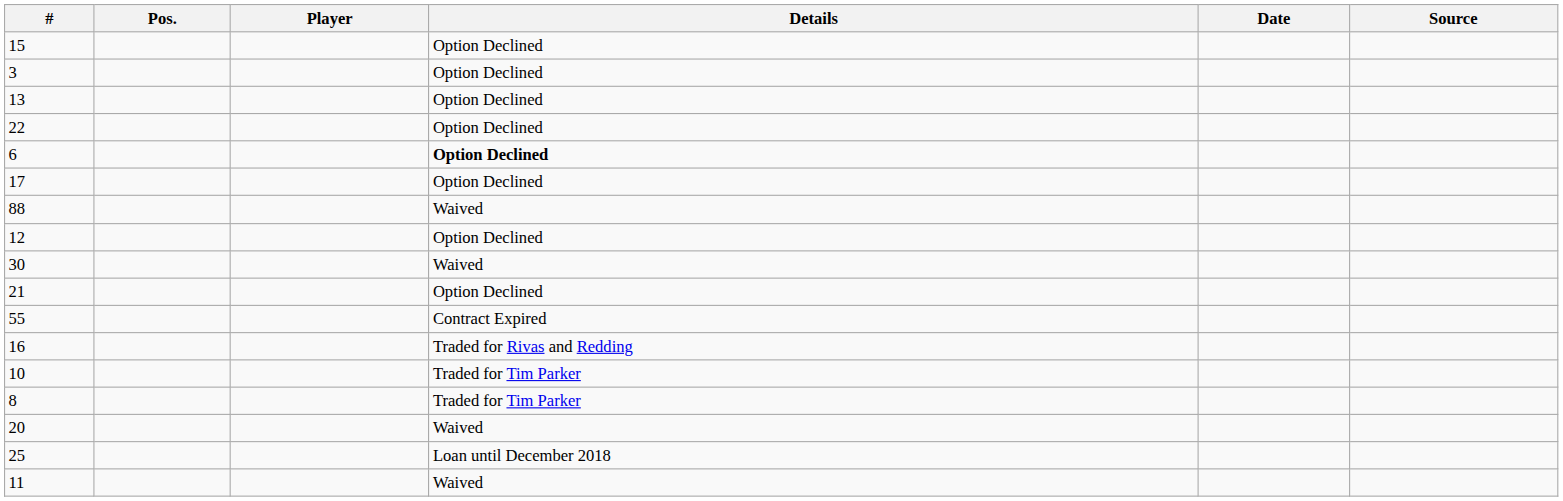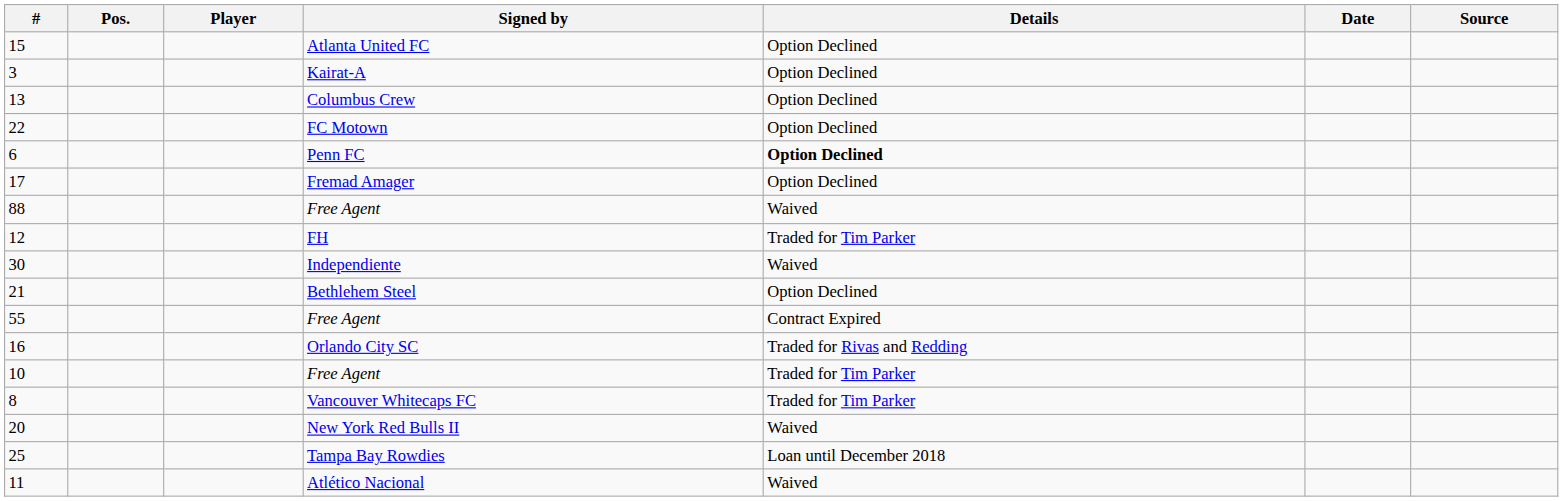+ column: (533, 18)
(488, 236) Option Declined -> (841, 236) Traded for Tim Parker
